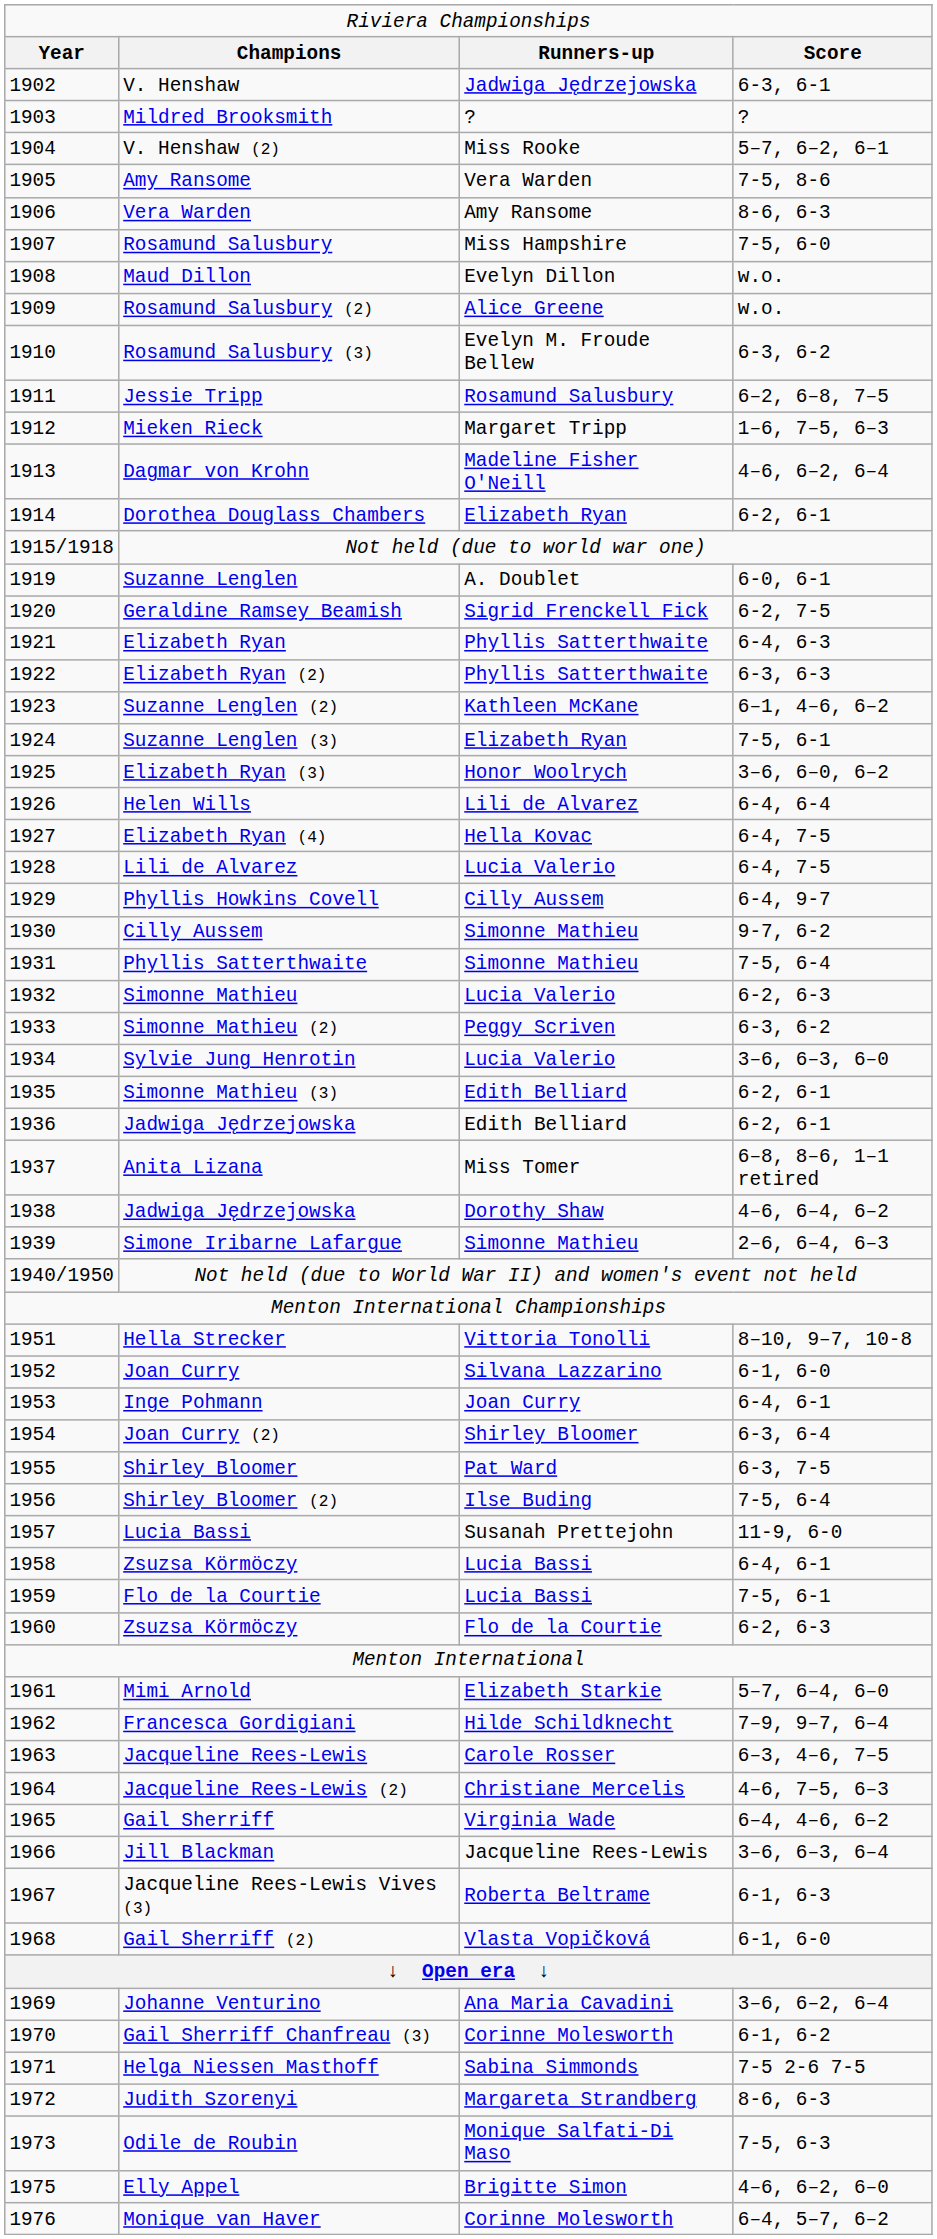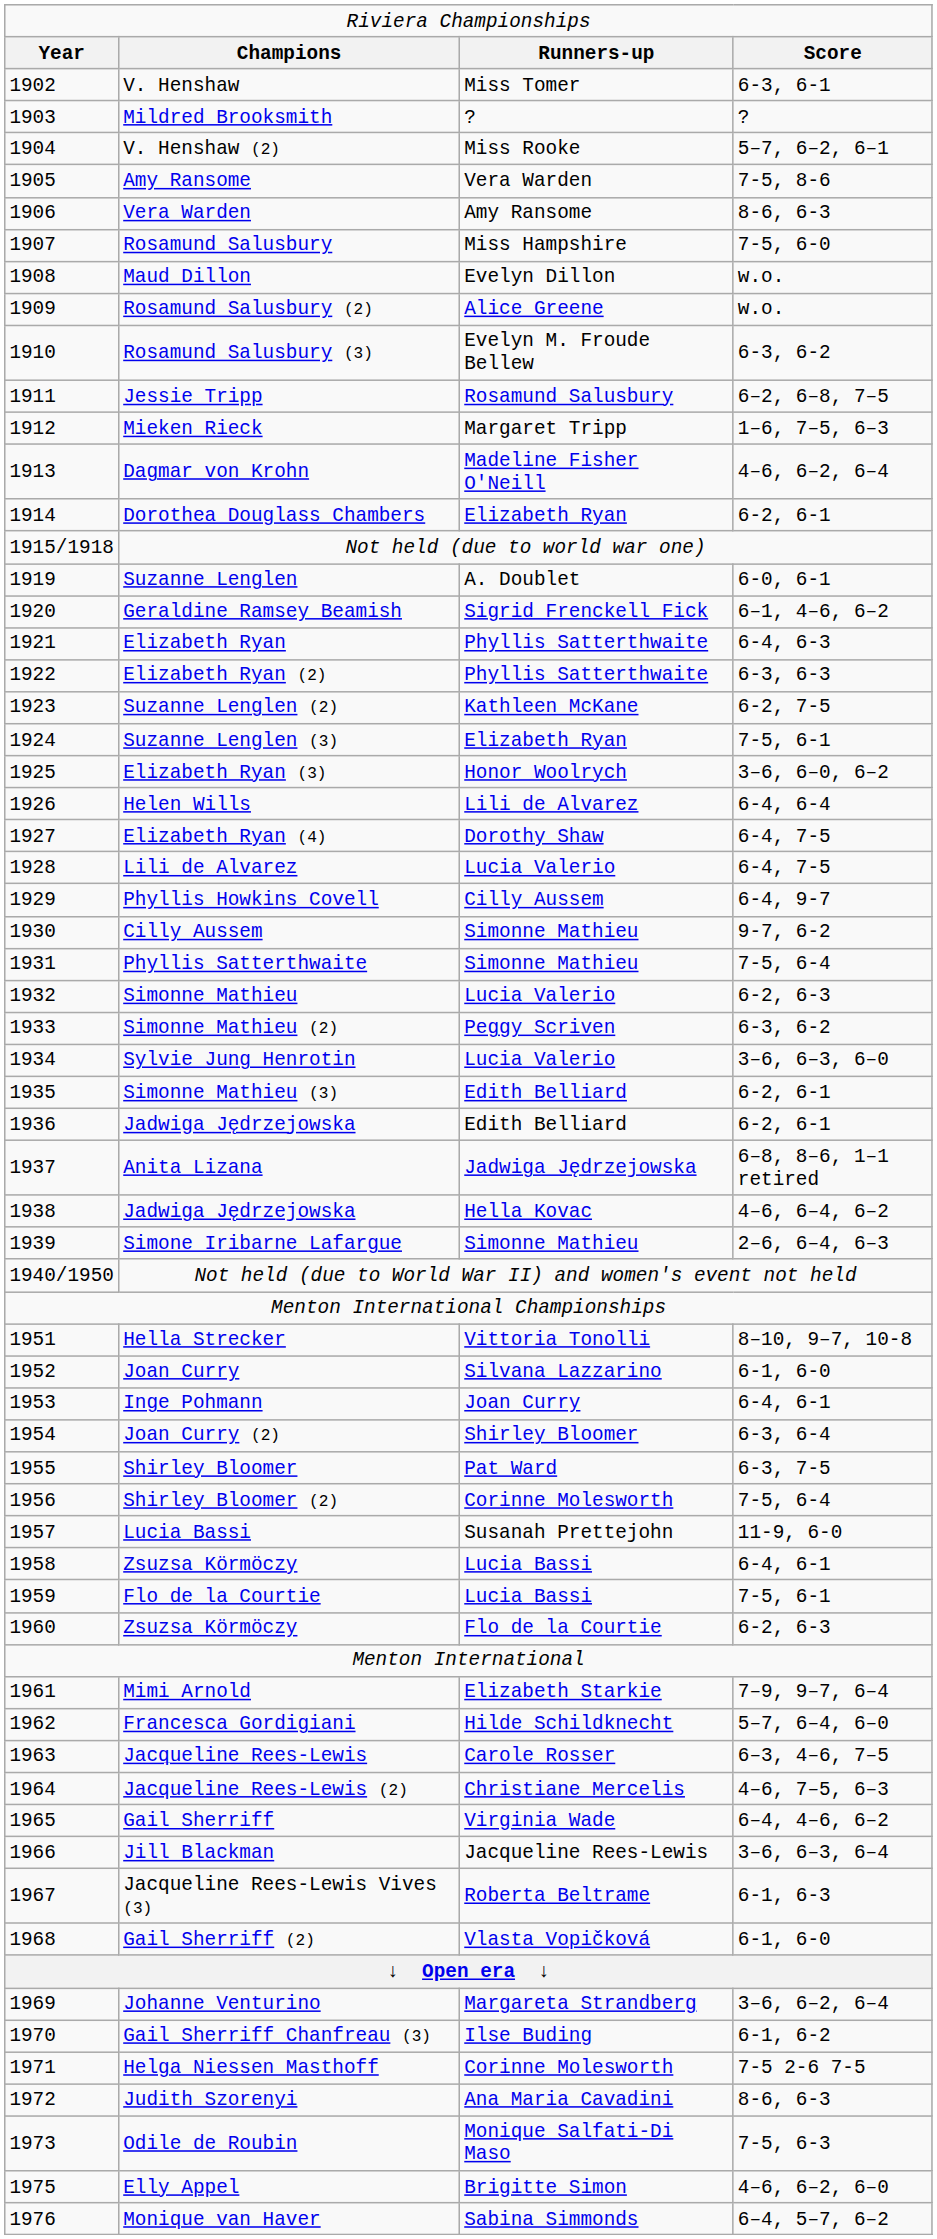(580, 85) Jadwiga Jędrzejowska -> (522, 85) Miss Tomer
(784, 611) 6-2, 7-5 -> (813, 611) 6–1, 4–6, 6–2
(813, 707) 6–1, 4–6, 6–2 -> (784, 707) 6-2, 7-5
(528, 836) Hella Kovac -> (534, 836) Dorothy Shaw
(522, 1168) Miss Tomer -> (580, 1168) Jadwiga Jędrzejowska
(534, 1211) Dorothy Shaw -> (528, 1211) Hella Kovac
(528, 1500) Ilse Buding -> (569, 1500) Corinne Molesworth
(813, 1692) 5–7, 6–4, 6–0 -> (813, 1692) 7–9, 9–7, 6–4
(813, 1724) 7–9, 9–7, 6–4 -> (813, 1724) 5–7, 6–4, 6–0
(569, 2003) Ana Maria Cavadini -> (580, 2003) Margareta Strandberg
(569, 2035) Corinne Molesworth -> (528, 2035) Ilse Buding
(551, 2068) Sabina Simmonds -> (569, 2068) Corinne Molesworth
(580, 2100) Margareta Strandberg -> (569, 2100) Ana Maria Cavadini
(569, 2219) Corinne Molesworth -> (551, 2219) Sabina Simmonds
